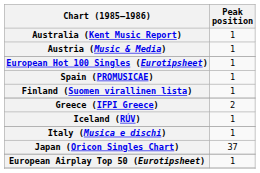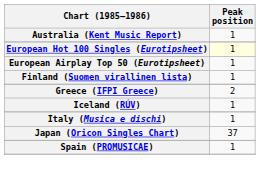- row: (107, 49)
(233, 63) no background -> (233, 49) lightyellow background
rows swapped: (107, 161) <-> (107, 77)
